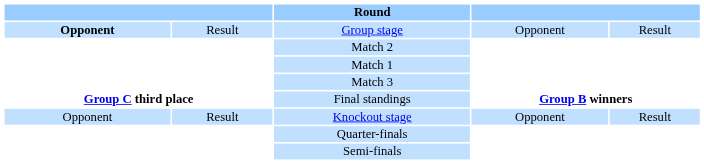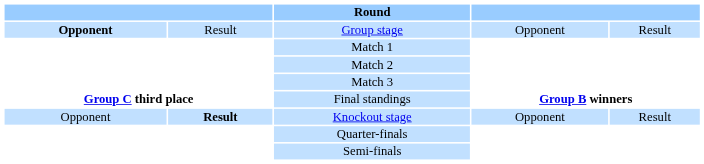rows swapped: (372, 64) <-> (372, 47)
(222, 116) normal -> (220, 116) bold
